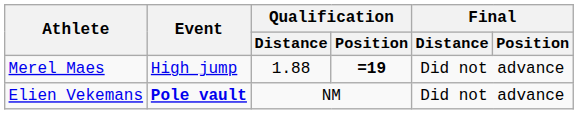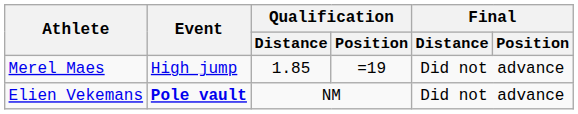(291, 69) 1.88 -> (291, 69) 1.85
(372, 69) bold -> (372, 69) normal
